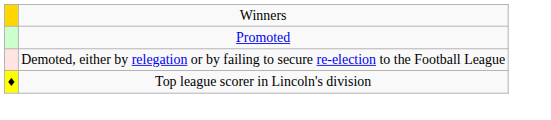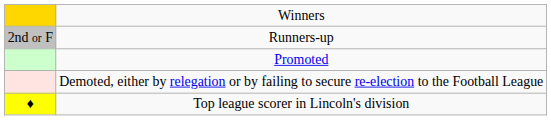+ row: (301, 37)
